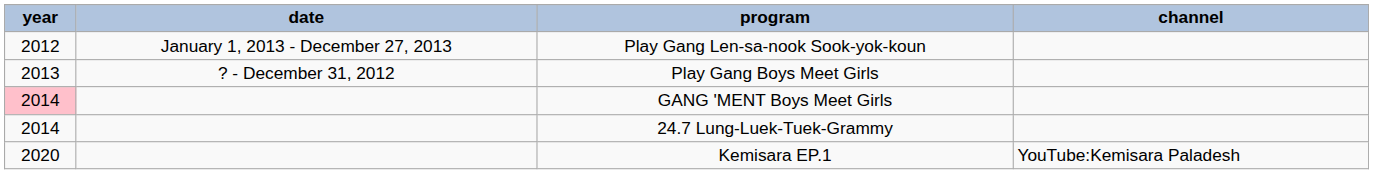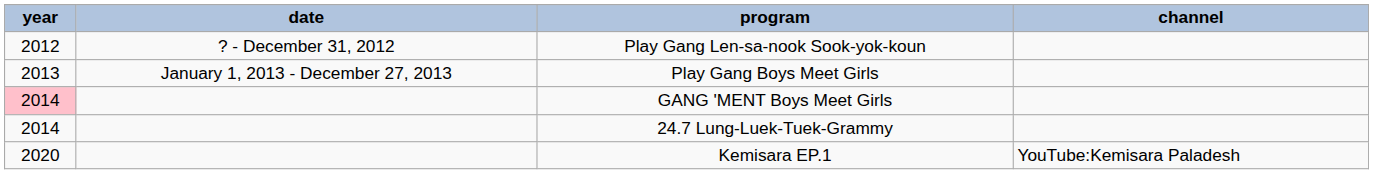(306, 45) January 1, 2013 - December 27, 2013 -> (306, 45) ? - December 31, 2012
(306, 73) ? - December 31, 2012 -> (306, 73) January 1, 2013 - December 27, 2013
